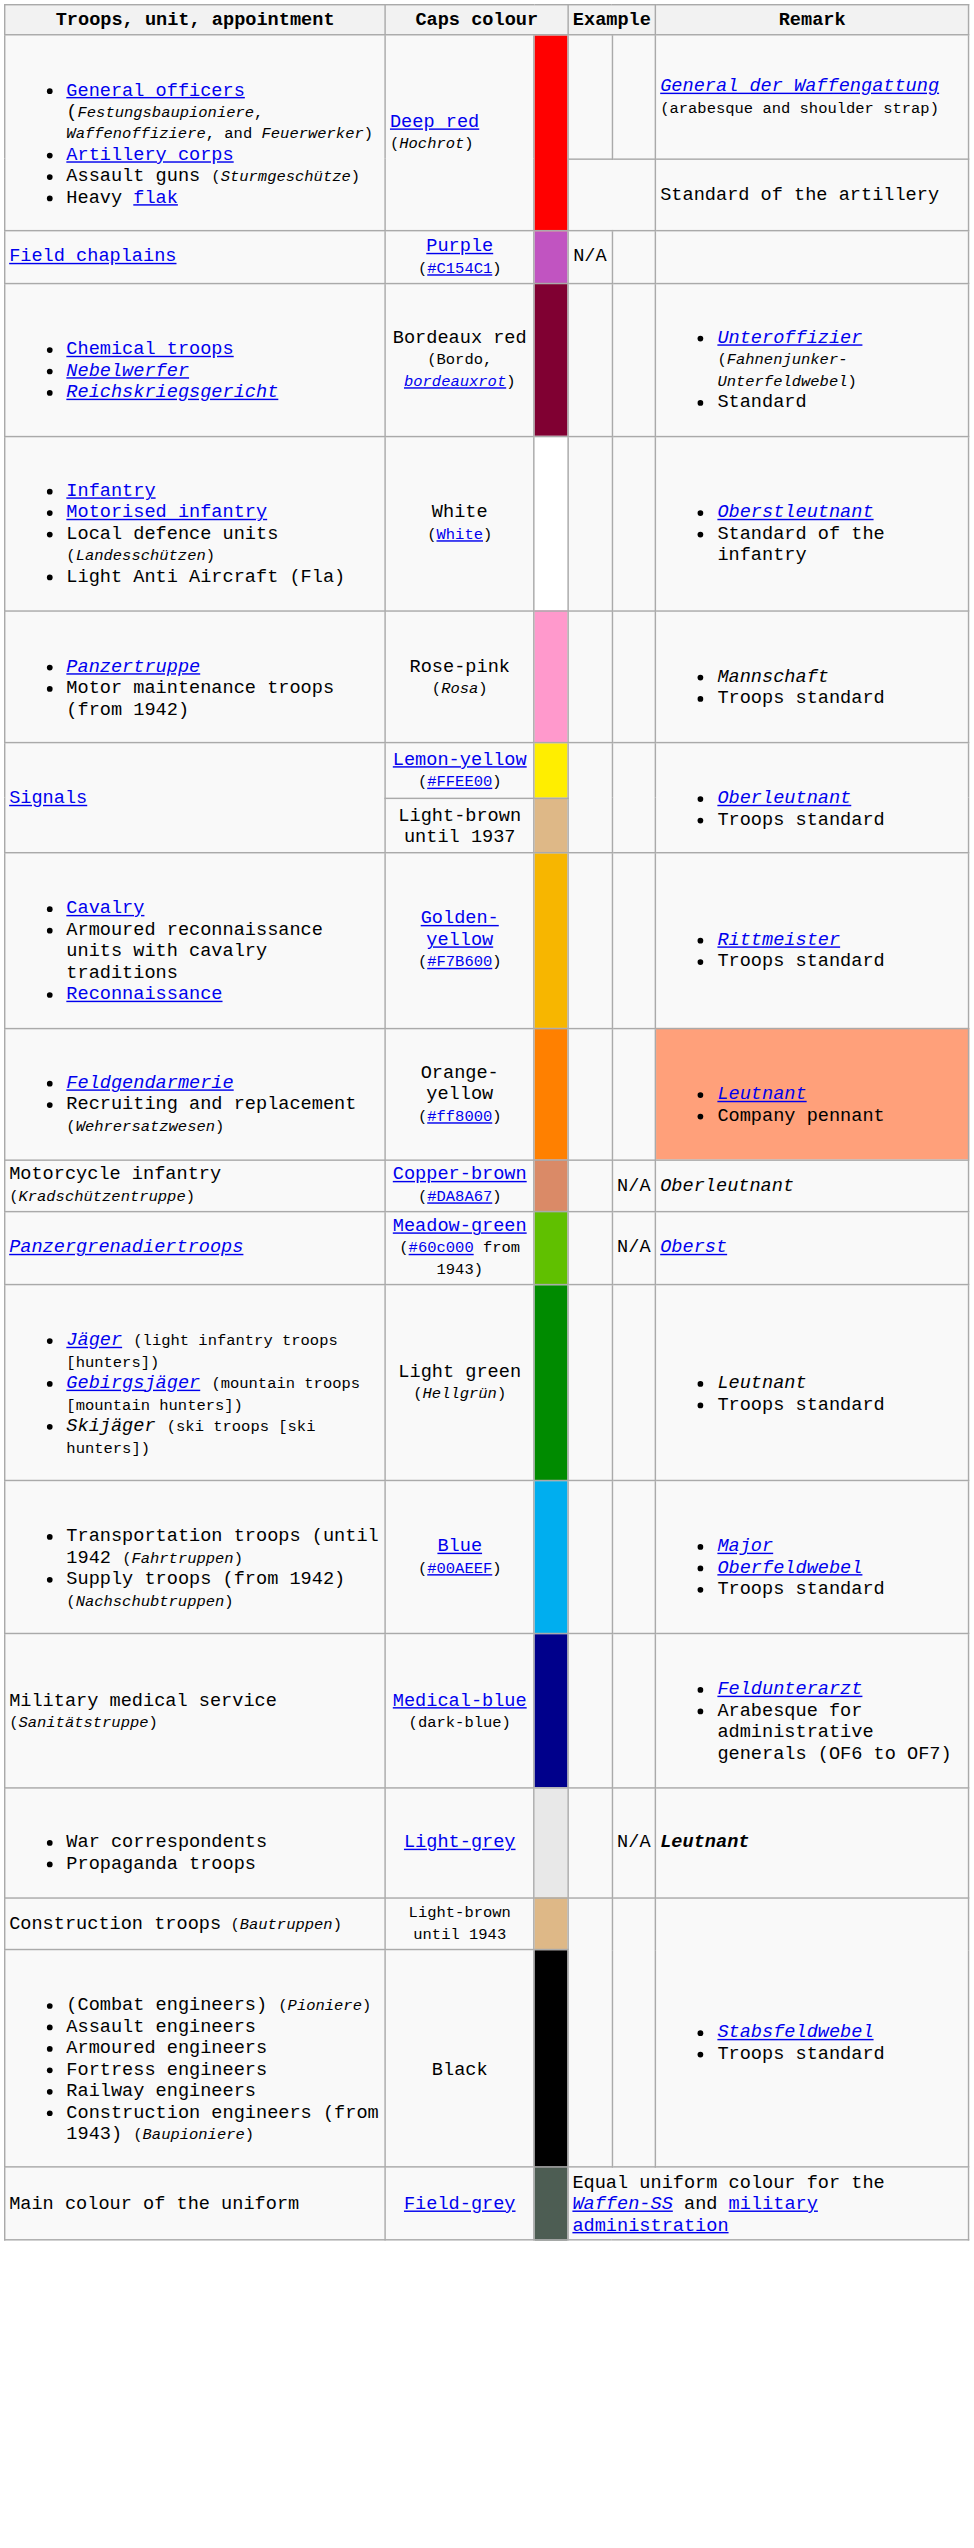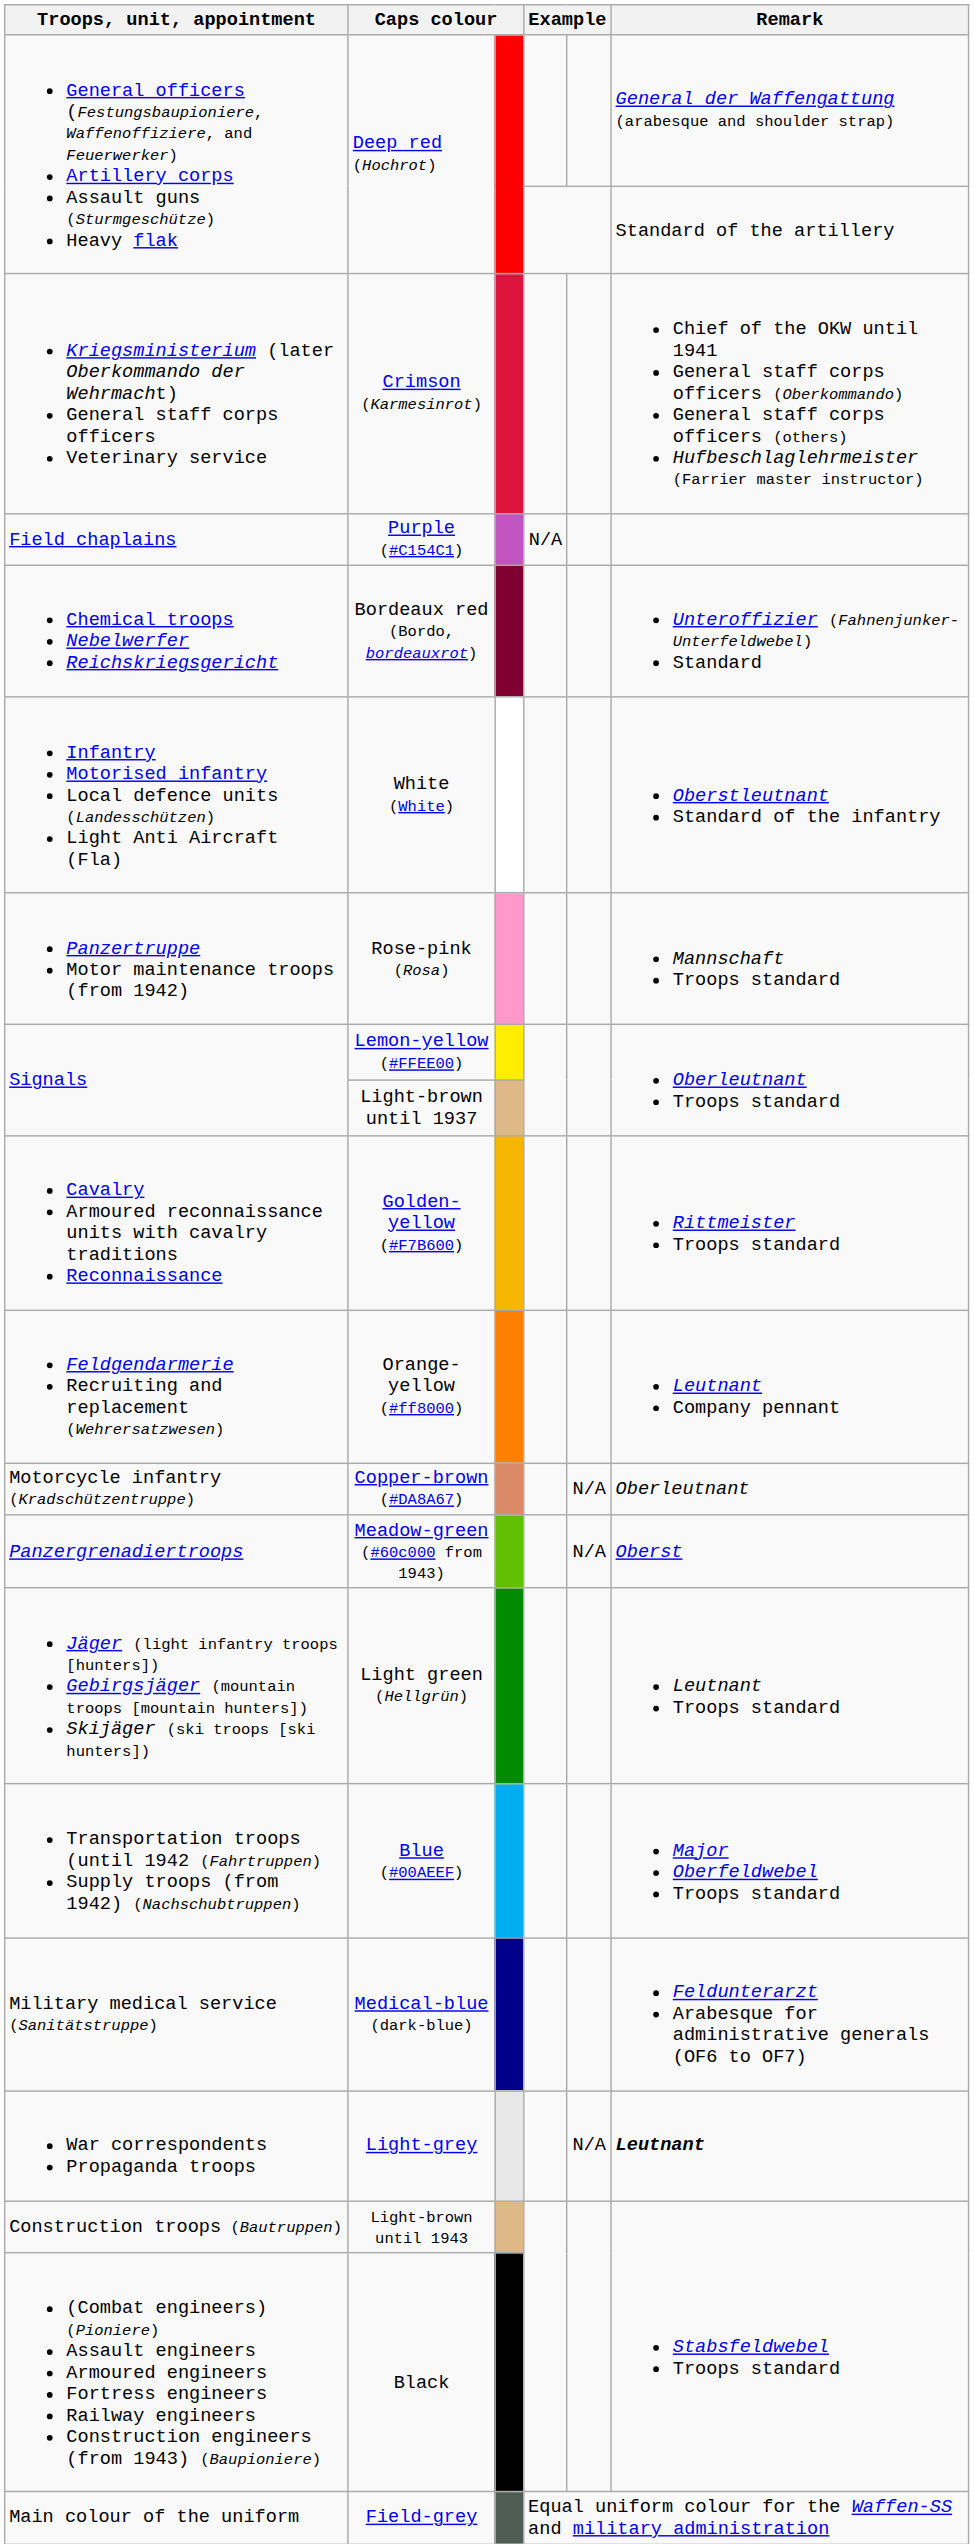+ row: (177, 404)
(812, 1105) lightsalmon background -> (790, 1397) no background
